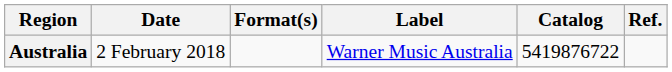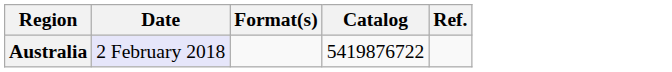- column: (420, 19)
(161, 50) no background -> (161, 50) lavender background
